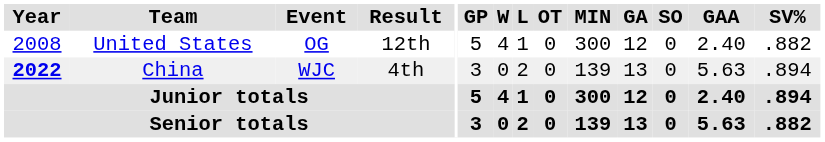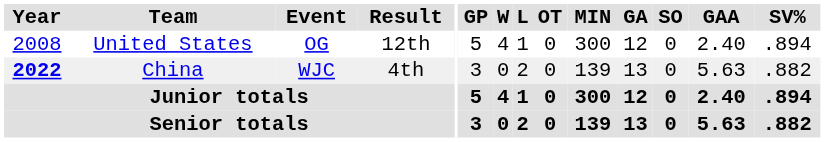(787, 44) .882 -> (787, 44) .894
(787, 71) .894 -> (787, 71) .882
